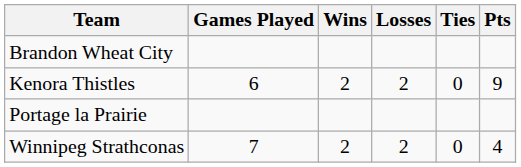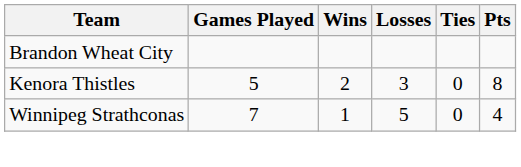(254, 83) 6 -> (254, 83) 5
(404, 83) 2 -> (404, 83) 3
(498, 83) 9 -> (498, 83) 8
- row: (78, 114)
(345, 146) 2 -> (345, 114) 1
(404, 146) 2 -> (404, 114) 5
